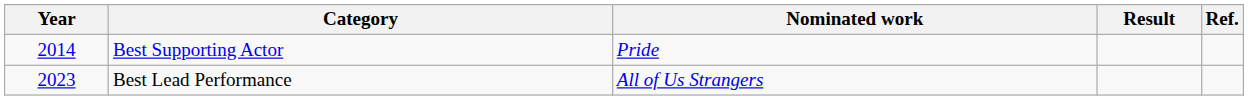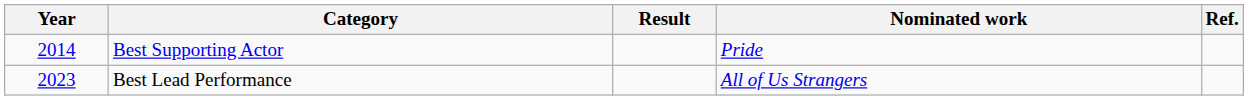columns swapped: (855, 19) <-> (1149, 19)
